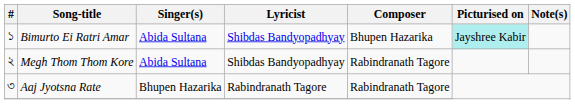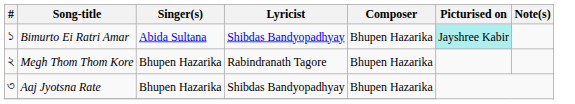(173, 61) Abida Sultana -> (180, 61) Bhupen Hazarika
(286, 61) Shibdas Bandyopadhyay -> (277, 61) Rabindranath Tagore
(400, 61) Rabindranath Tagore -> (391, 61) Bhupen Hazarika
(277, 86) Rabindranath Tagore -> (286, 86) Shibdas Bandyopadhyay
(400, 86) Rabindranath Tagore -> (391, 86) Bhupen Hazarika
